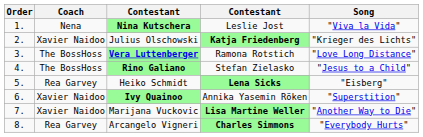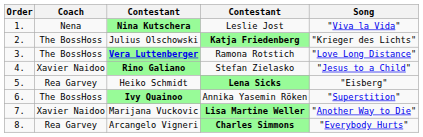(71, 40) Xavier Naidoo -> (71, 40) The BossHoss
(71, 68) The BossHoss -> (71, 68) Xavier Naidoo
(71, 97) Xavier Naidoo -> (71, 97) The BossHoss
